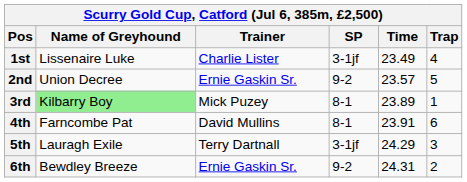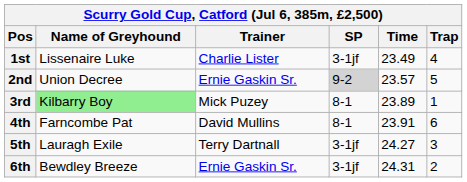(342, 79) no background -> (342, 79) lightgrey background
(398, 144) 24.29 -> (398, 144) 24.27
(342, 166) 9-2 -> (346, 166) 3-1jf
